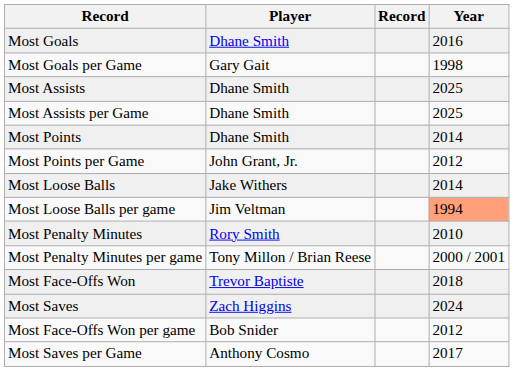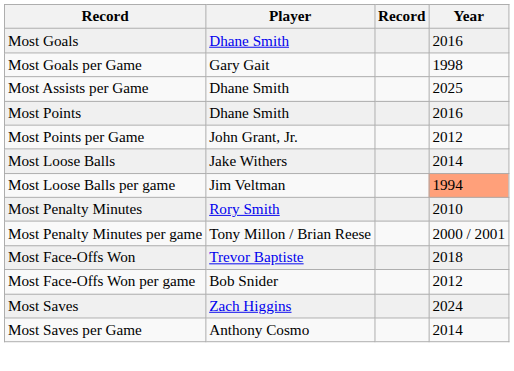- row: (47, 88)
(448, 137) 2014 -> (448, 112) 2016
rows swapped: (102, 329) <-> (43, 305)
(448, 354) 2017 -> (448, 329) 2014
